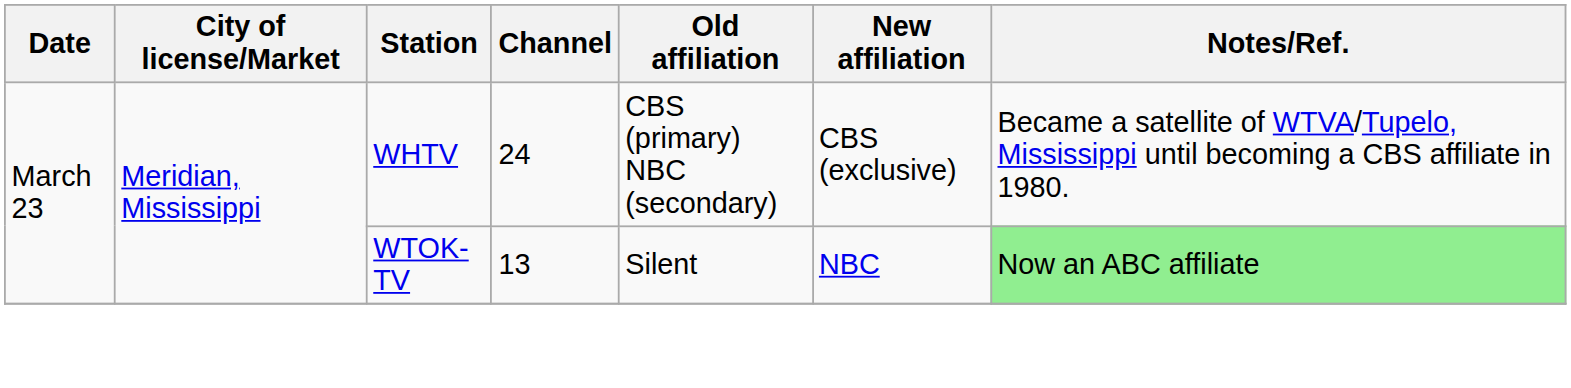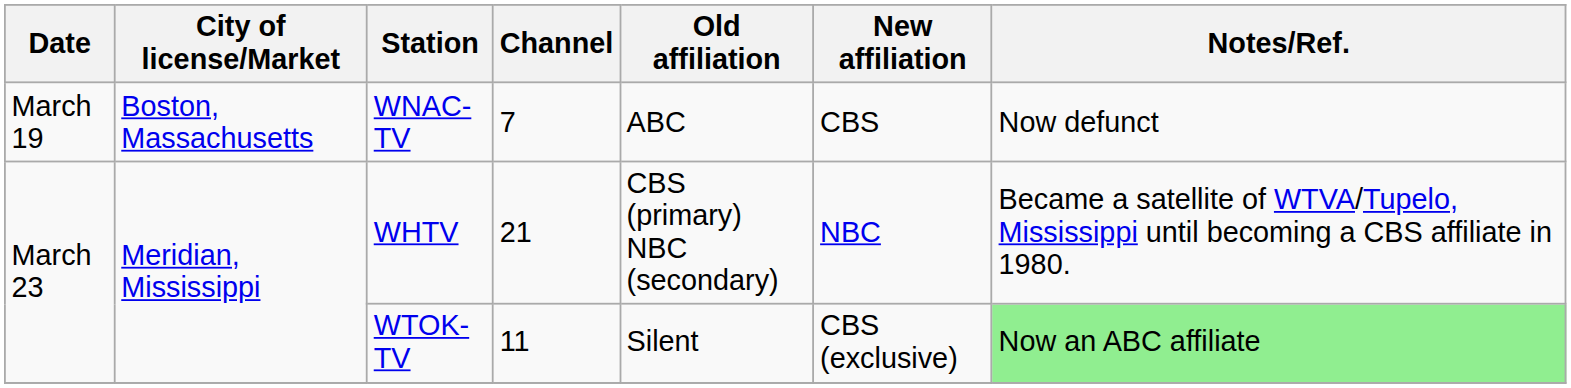+ row: (423, 121)
(514, 154) 24 -> (516, 232) 21
(888, 154) CBS (exclusive) -> (851, 232) NBC
(514, 264) 13 -> (515, 342) 11
(849, 264) NBC -> (889, 342) CBS (exclusive)
